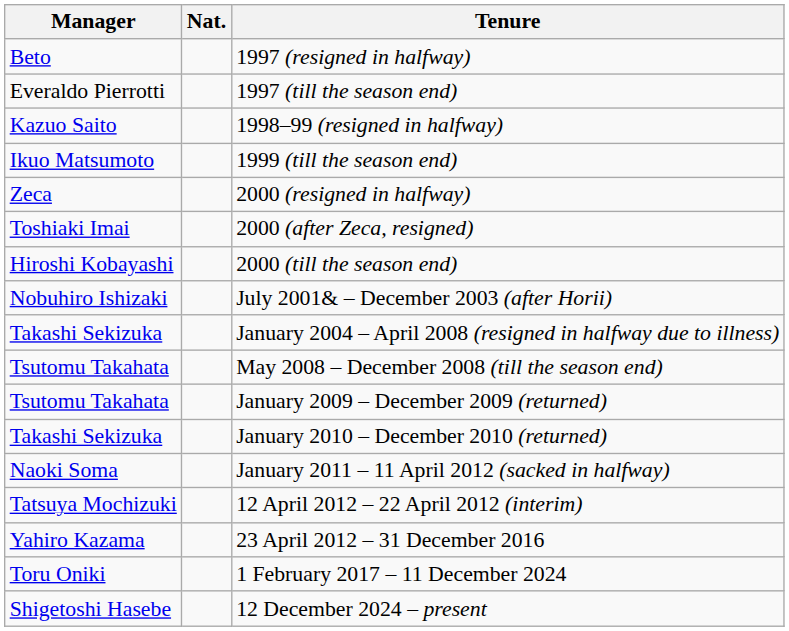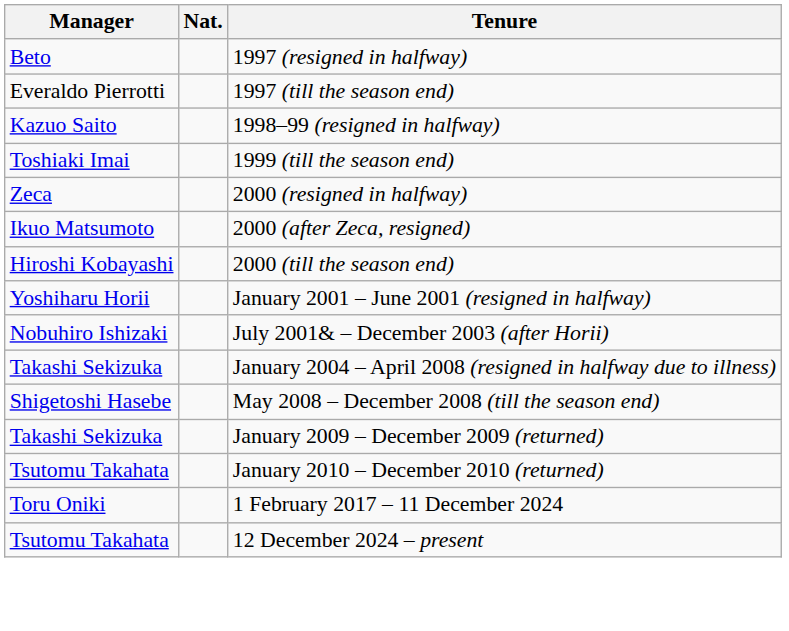(82, 159) Ikuo Matsumoto -> (70, 159) Toshiaki Imai
(70, 228) Toshiaki Imai -> (82, 228) Ikuo Matsumoto
+ row: (442, 297)
(89, 366) Tsutomu Takahata -> (90, 401) Shigetoshi Hasebe
(89, 401) Tsutomu Takahata -> (86, 435) Takashi Sekizuka
(86, 435) Takashi Sekizuka -> (89, 470) Tsutomu Takahata
- row: (453, 470)
- row: (409, 504)
- row: (390, 539)
(90, 608) Shigetoshi Hasebe -> (89, 539) Tsutomu Takahata
